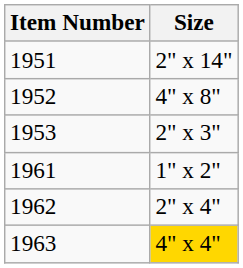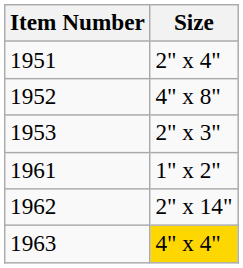(194, 59) 2" x 14" -> (188, 59) 2" x 4"
(188, 206) 2" x 4" -> (194, 206) 2" x 14"
